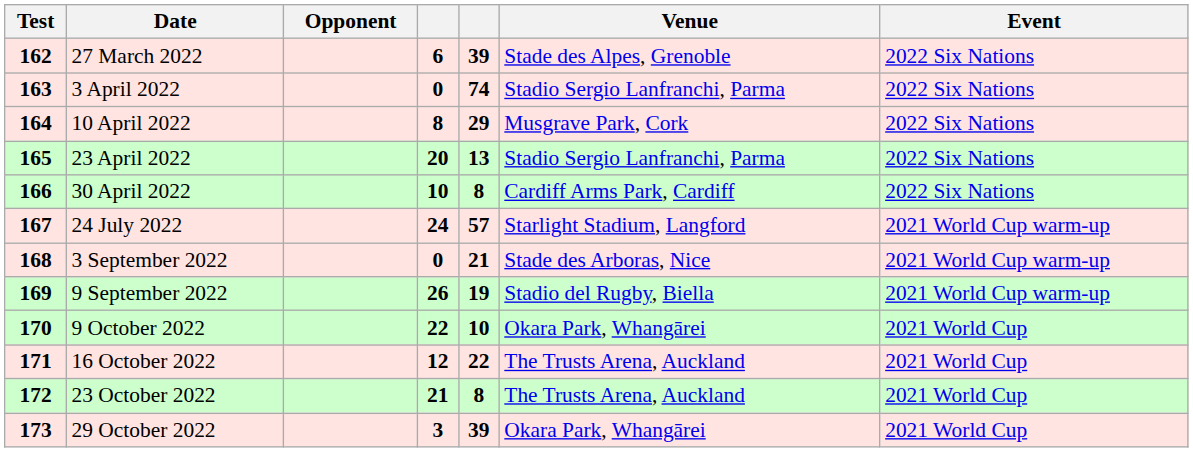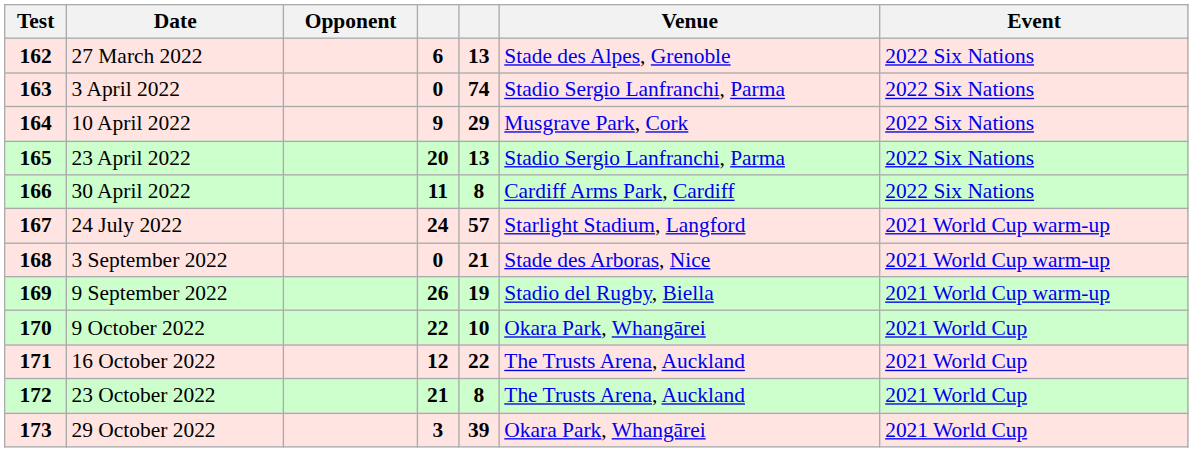(479, 55) 39 -> (479, 55) 13
(438, 123) 8 -> (438, 123) 9
(438, 191) 10 -> (438, 191) 11
